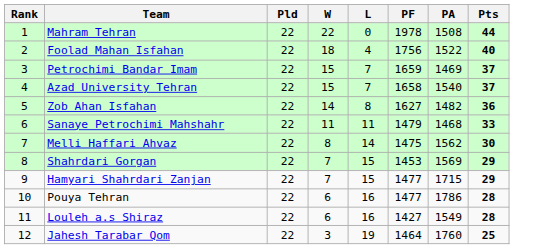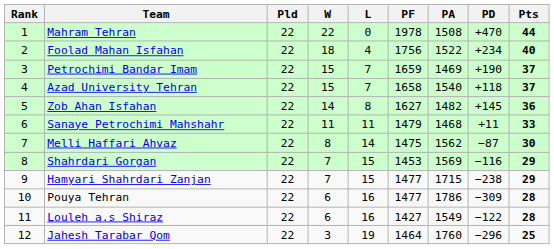+ column: (489, 14)
